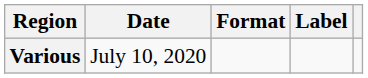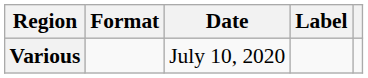columns swapped: (148, 21) <-> (251, 21)
